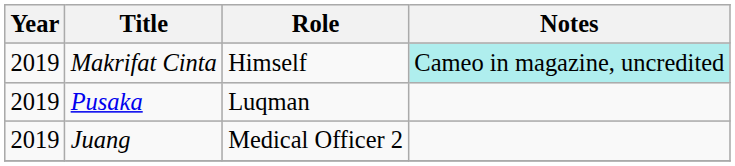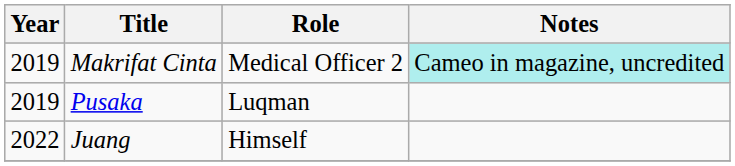(268, 62) Himself -> (316, 62) Medical Officer 2
(35, 140) 2019 -> (35, 140) 2022
(316, 140) Medical Officer 2 -> (268, 140) Himself
